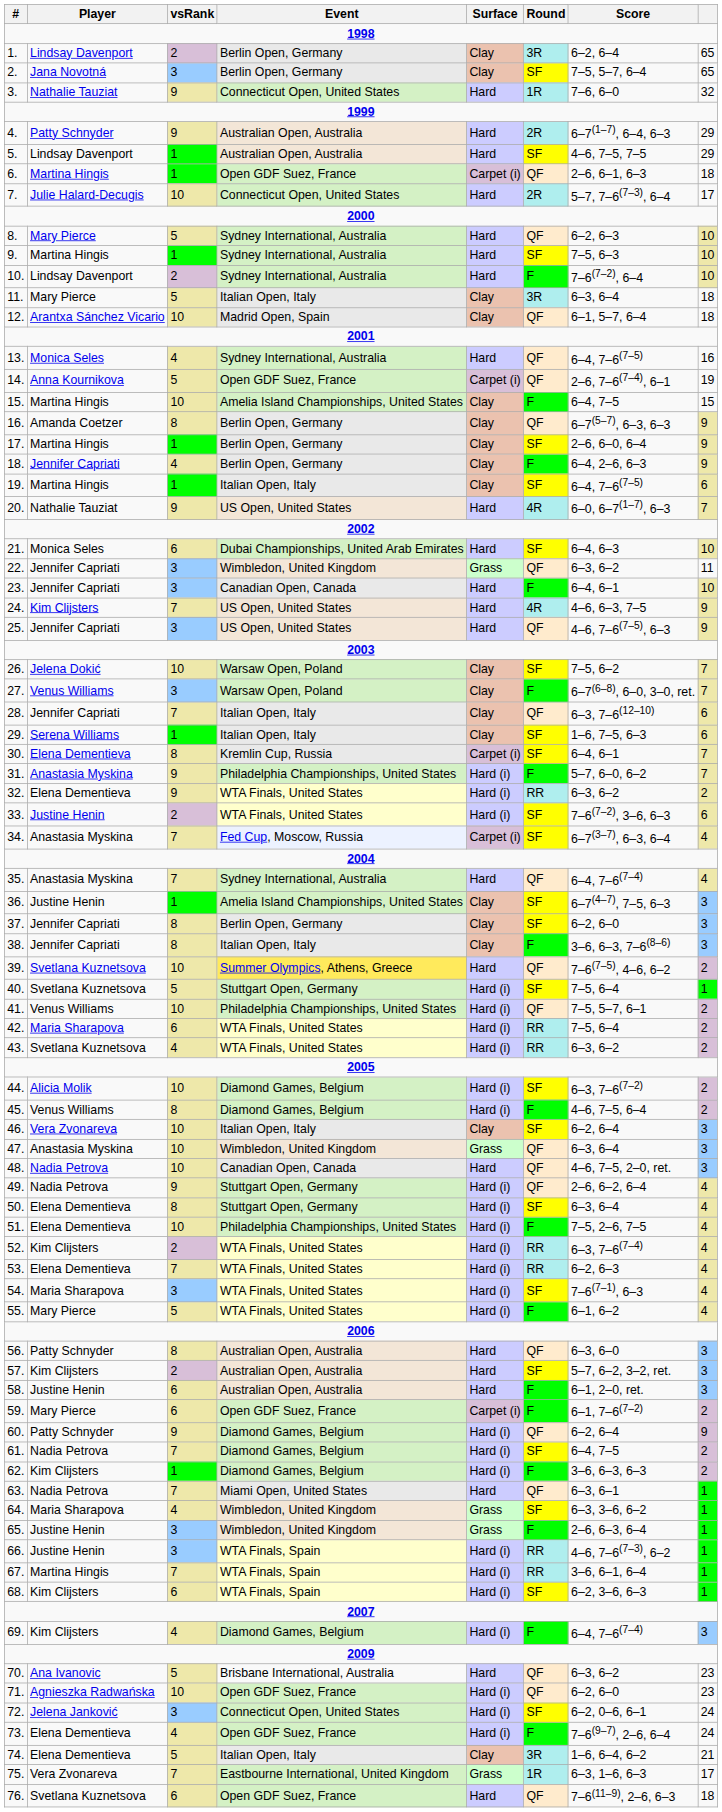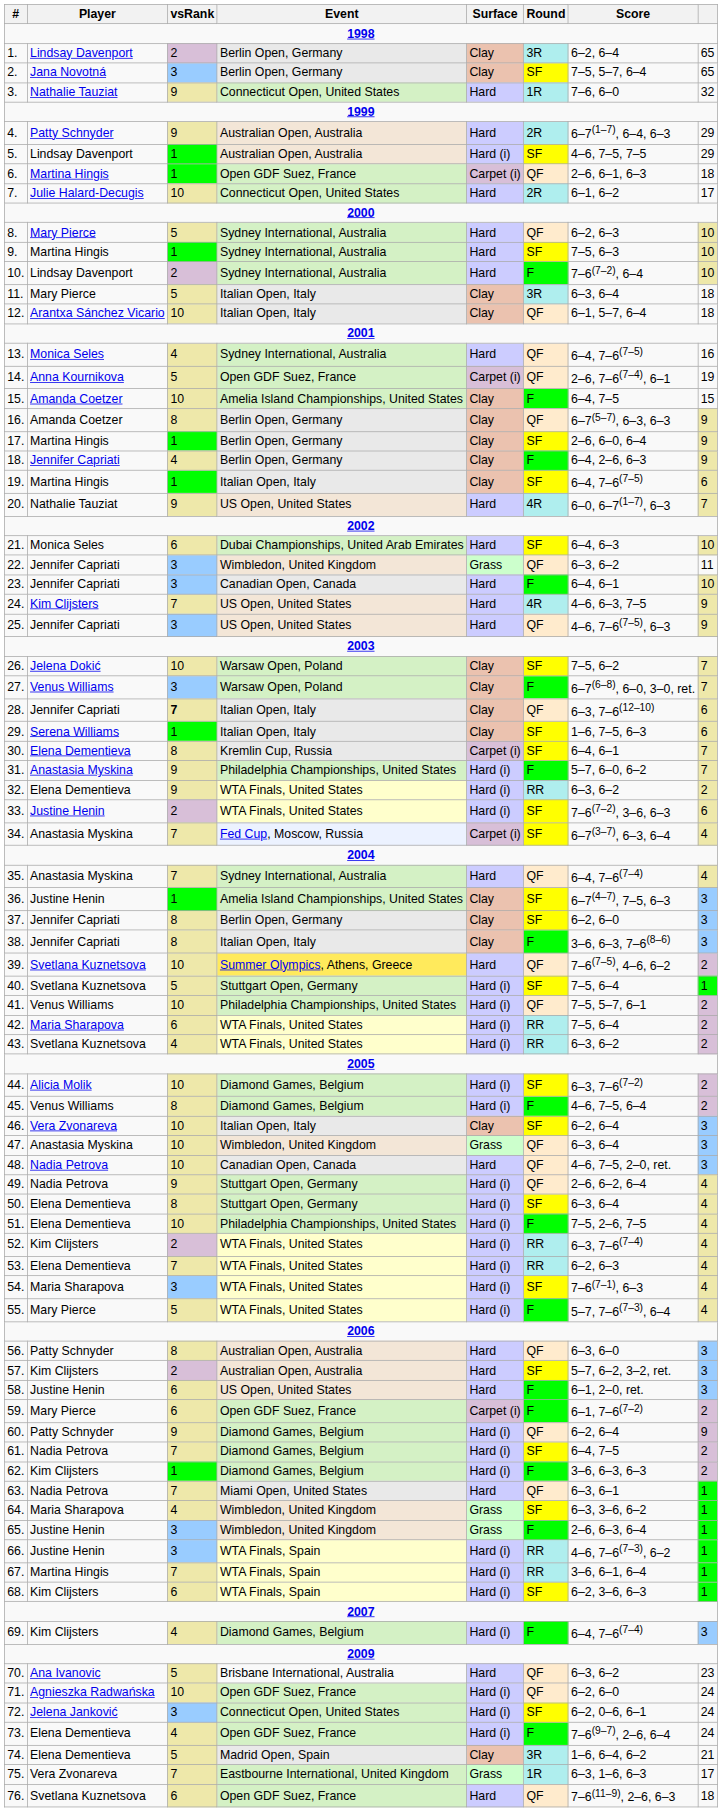(483, 154) Hard -> (490, 154) Hard (i)
(621, 195) 5–7, 7–6(7–3), 6–4 -> (595, 193) 6–1, 6–2
(275, 317) Madrid Open, Spain -> (268, 314) Italian Open, Italy
(69, 402) Martina Hingis -> (76, 398) Amanda Coetzer
(174, 713) normal -> (174, 710) bold
(595, 1311) 6–1, 6–2 -> (621, 1310) 5–7, 7–6(7–3), 6–4
(291, 1390) Australian Open, Australia -> (286, 1390) US Open, United States
(708, 1693) 23 -> (708, 1693) 24
(268, 1755) Italian Open, Italy -> (275, 1755) Madrid Open, Spain
